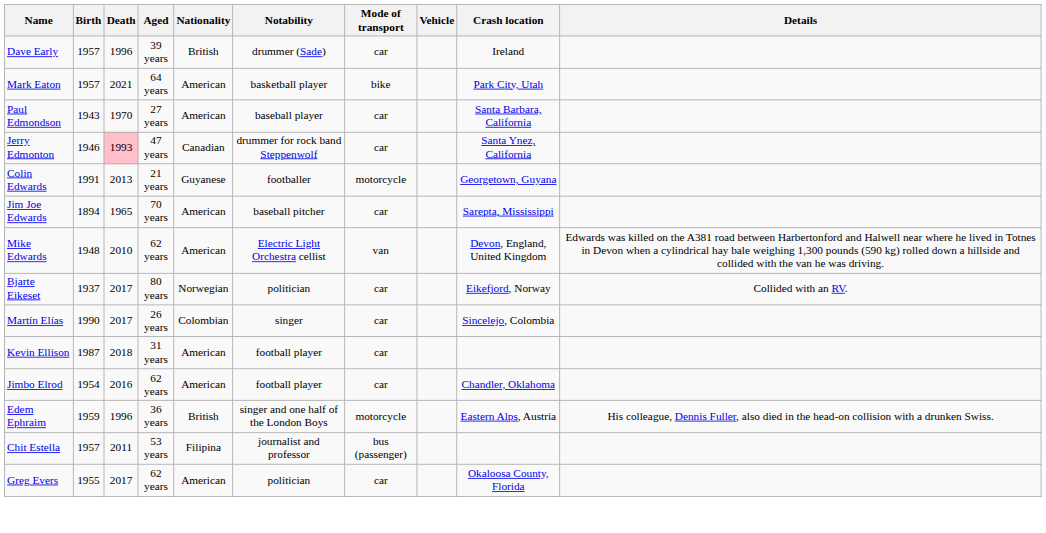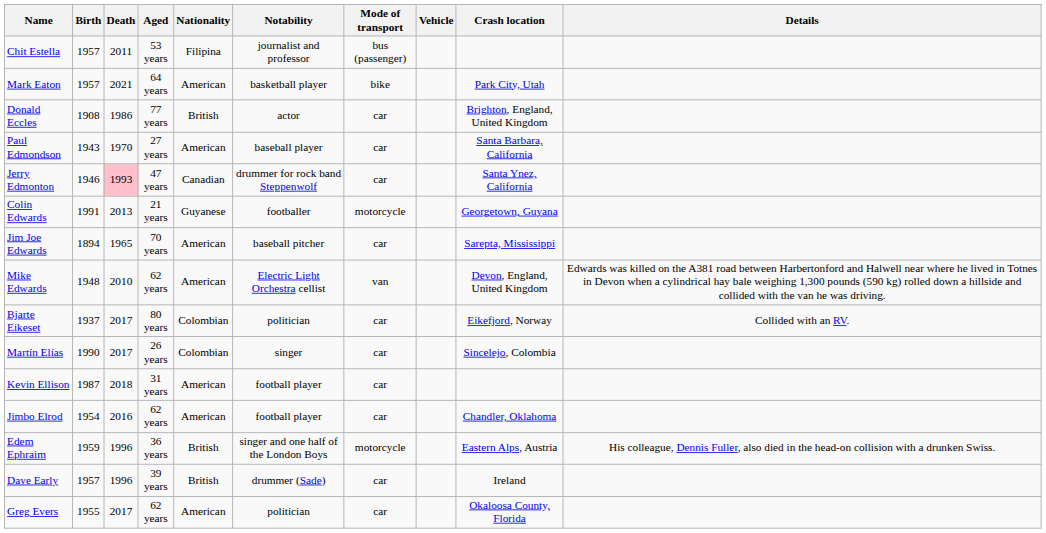rows swapped: (33, 51) <-> (34, 448)
+ row: (24, 115)
(203, 288) Norwegian -> (203, 320) Colombian
